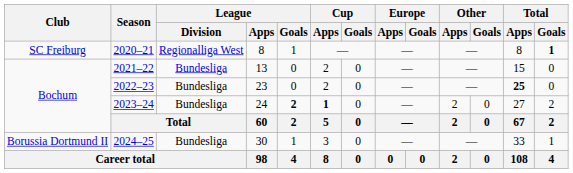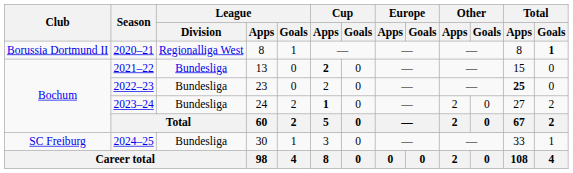(58, 50) SC Freiburg -> (58, 50) Borussia Dortmund II
(326, 68) normal -> (326, 68) bold
(294, 104) bold -> (294, 104) normal
(58, 141) Borussia Dortmund II -> (58, 141) SC Freiburg
